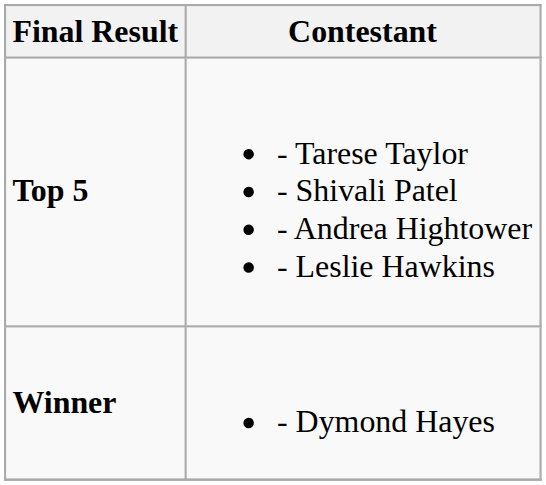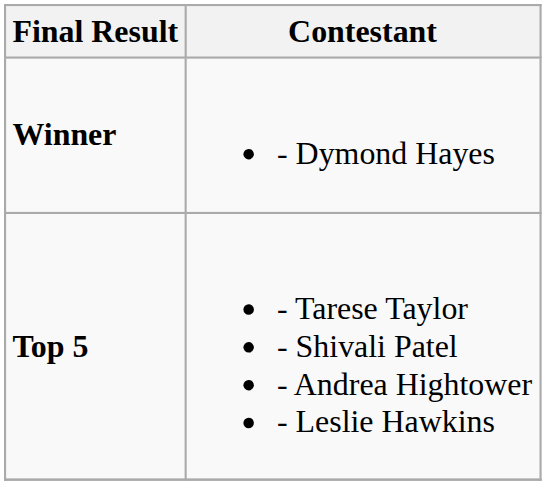rows swapped: (64, 402) <-> (50, 191)
